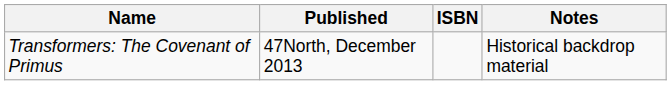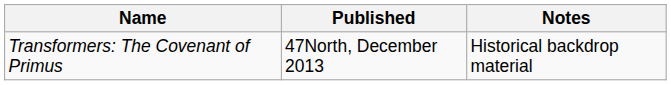- column: (457, 18)
